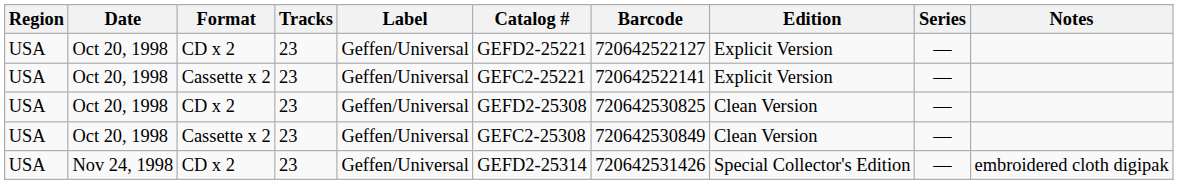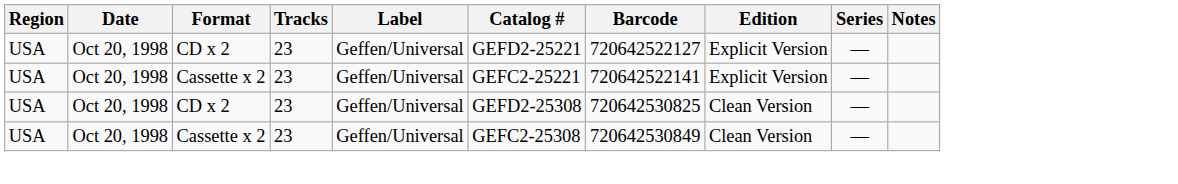- row: (123, 164)
